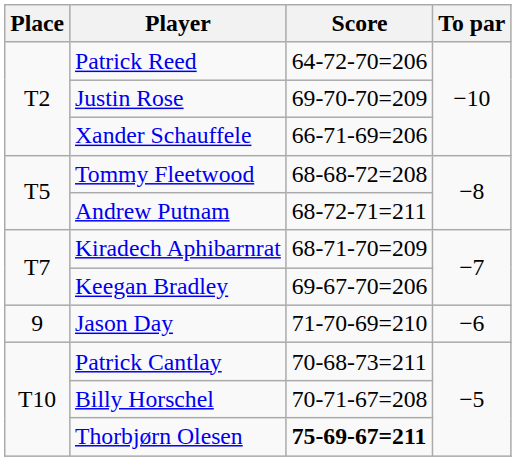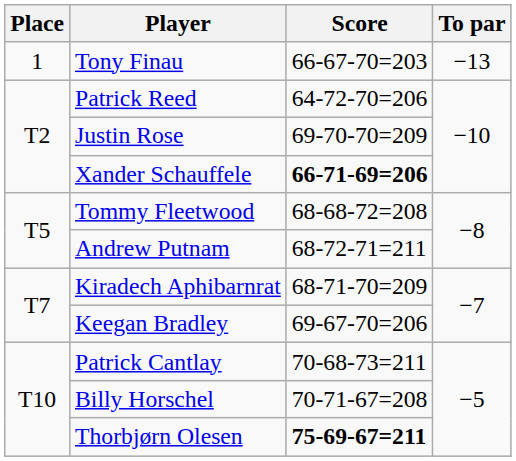+ row: (129, 60)
(360, 135) normal -> (360, 173) bold
- row: (124, 323)
